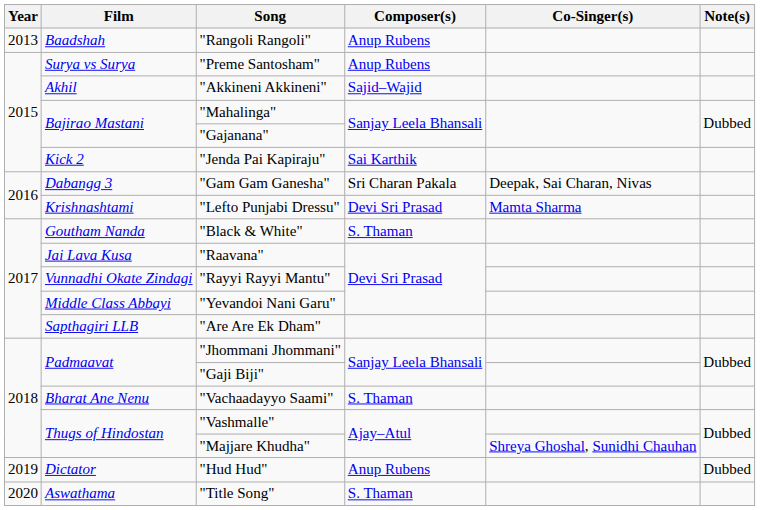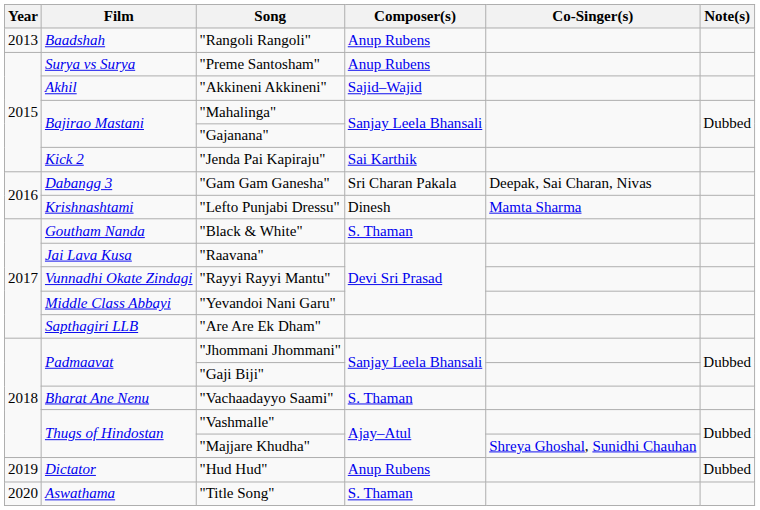(395, 207) Devi Sri Prasad -> (369, 207) Dinesh
